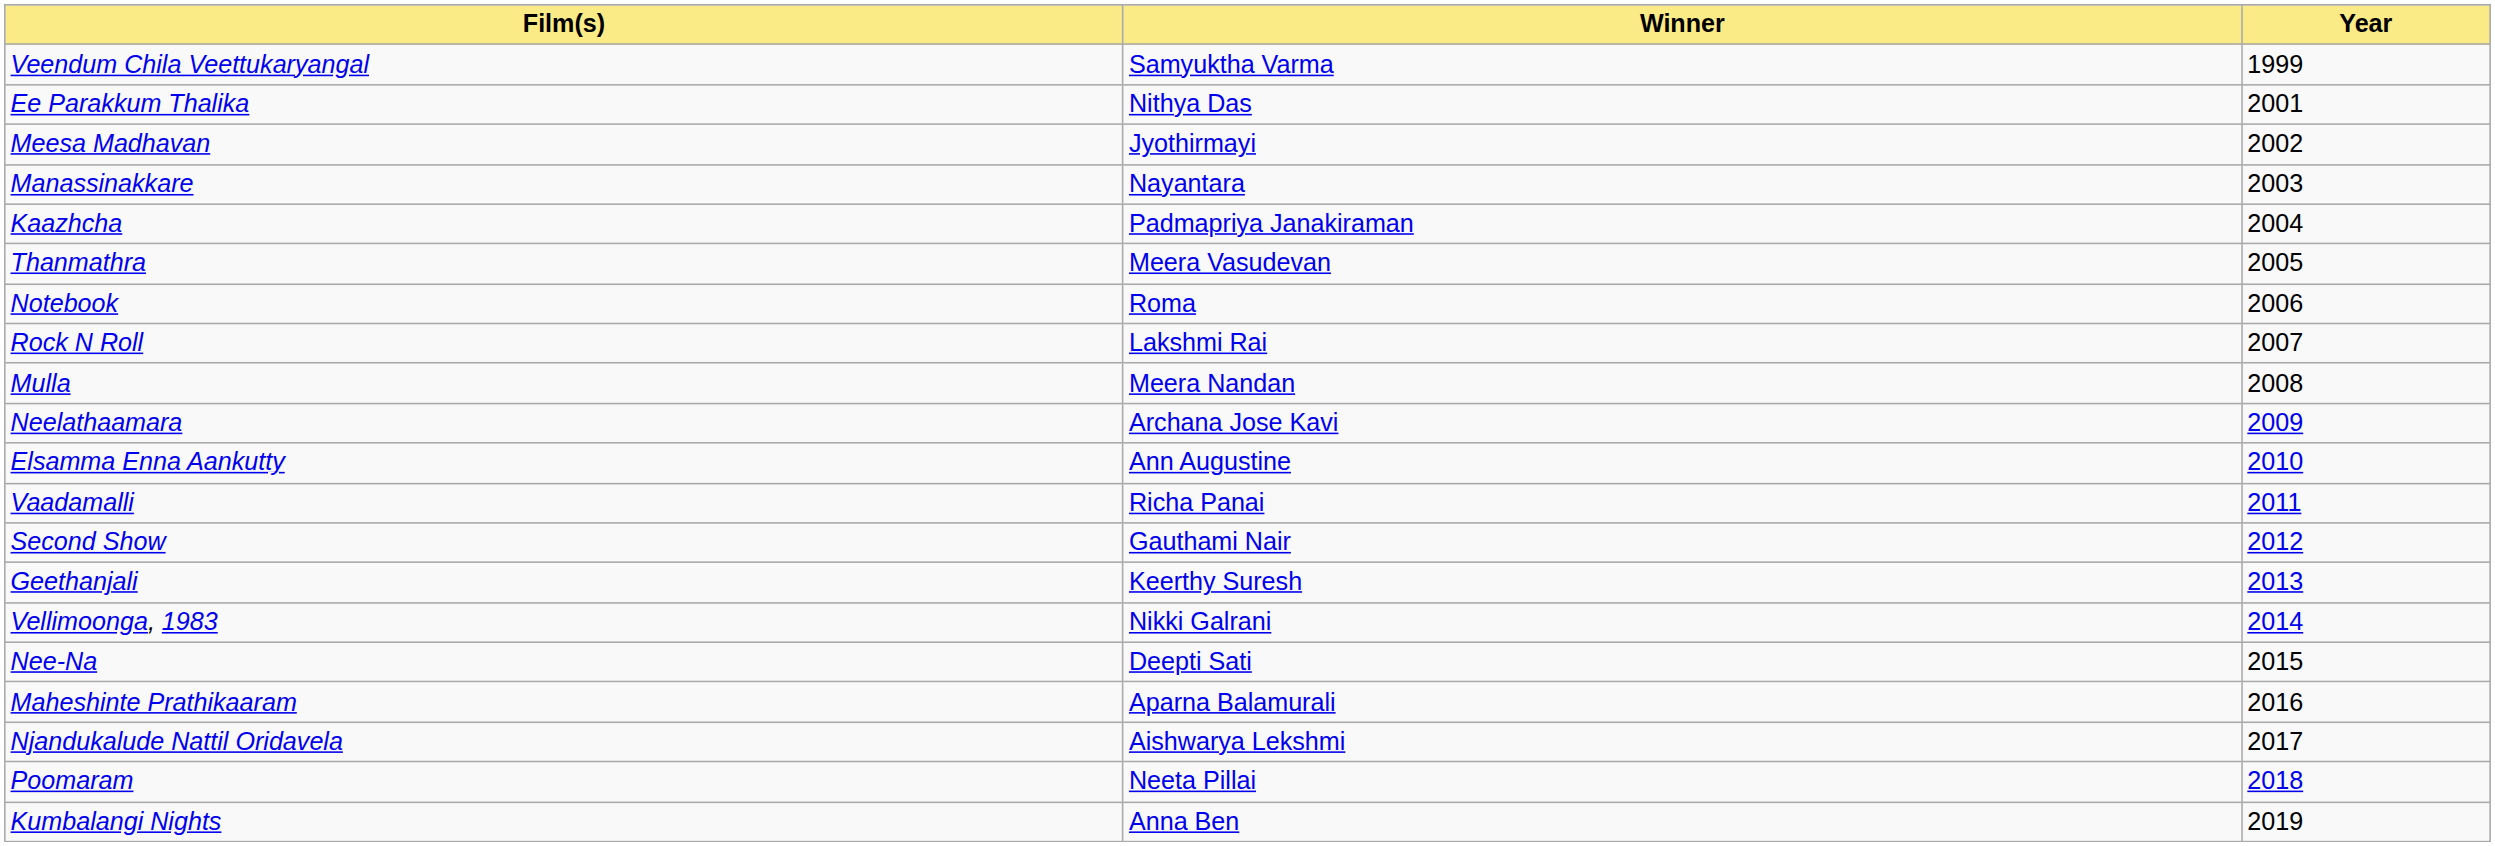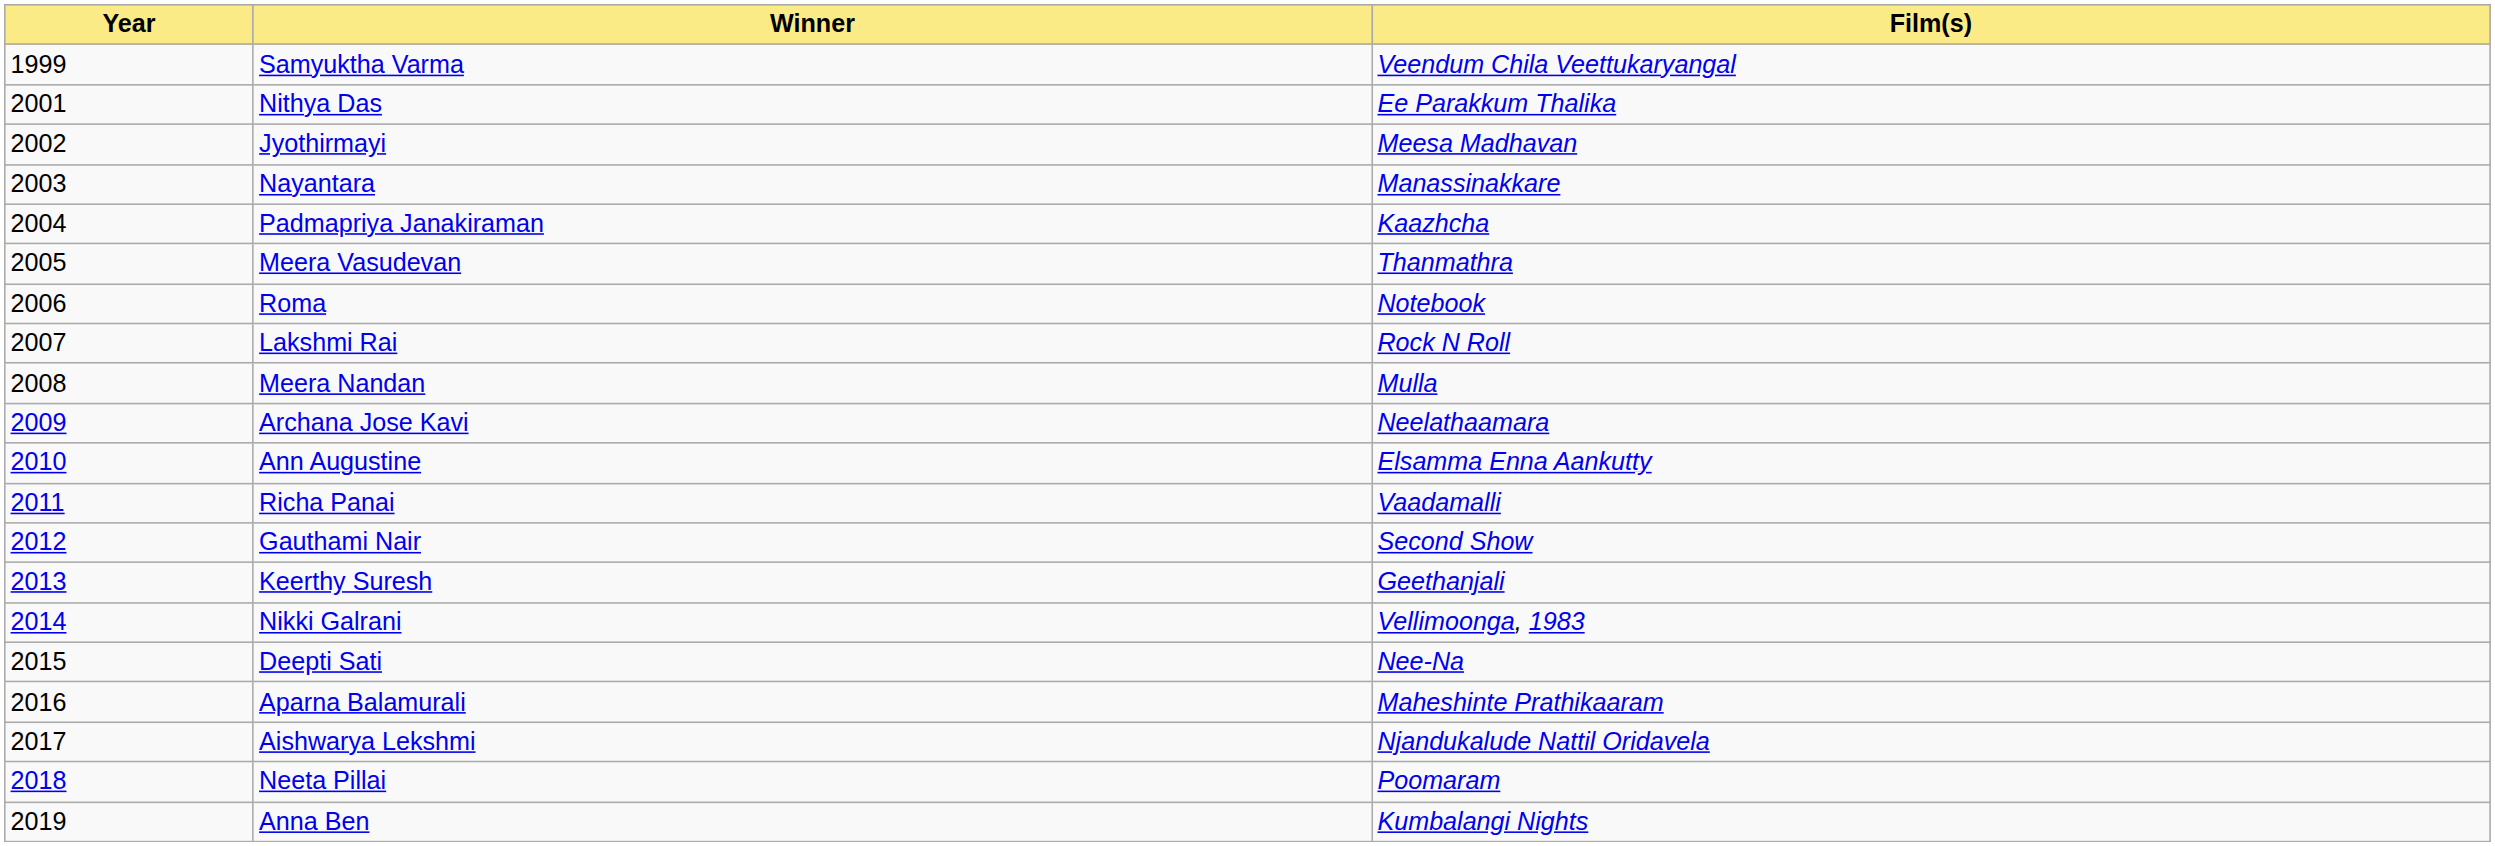columns swapped: (2366, 24) <-> (564, 24)
